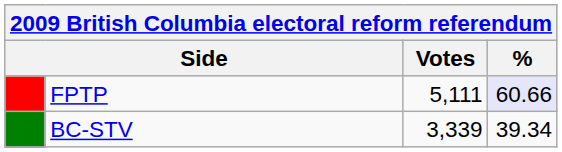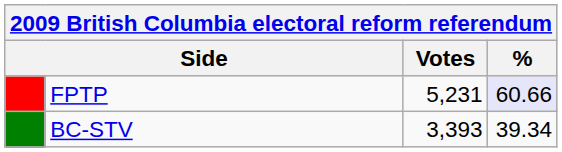(456, 94) 5,111 -> (454, 94) 5,231
(454, 130) 3,339 -> (454, 130) 3,393
